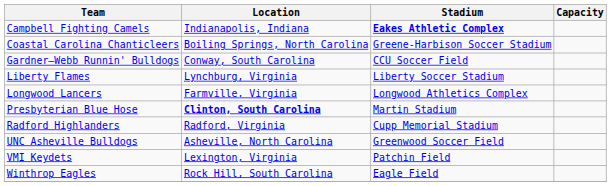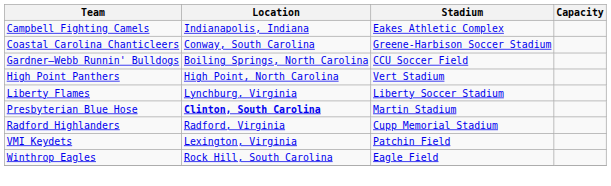(438, 29) bold -> (438, 29) normal
(276, 45) Boiling Springs, North Carolina -> (249, 45) Conway, South Carolina
(249, 61) Conway, South Carolina -> (276, 61) Boiling Springs, North Carolina
+ row: (63, 77)
- row: (54, 93)
- row: (72, 141)
